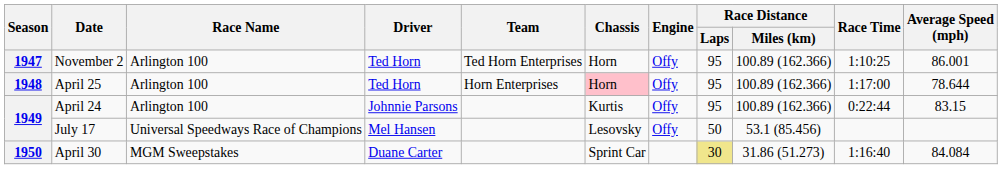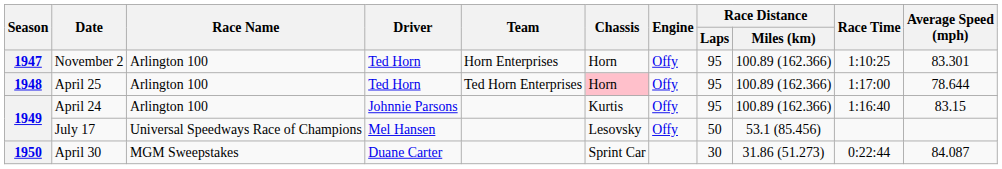(523, 61) Ted Horn Enterprises -> (511, 61) Horn Enterprises
(950, 61) 86.001 -> (950, 61) 83.301
(511, 84) Horn Enterprises -> (523, 84) Ted Horn Enterprises
(869, 107) 0:22:44 -> (869, 107) 1:16:40
(715, 152) khaki background -> (715, 152) no background
(869, 152) 1:16:40 -> (869, 152) 0:22:44
(950, 152) 84.084 -> (950, 152) 84.087
